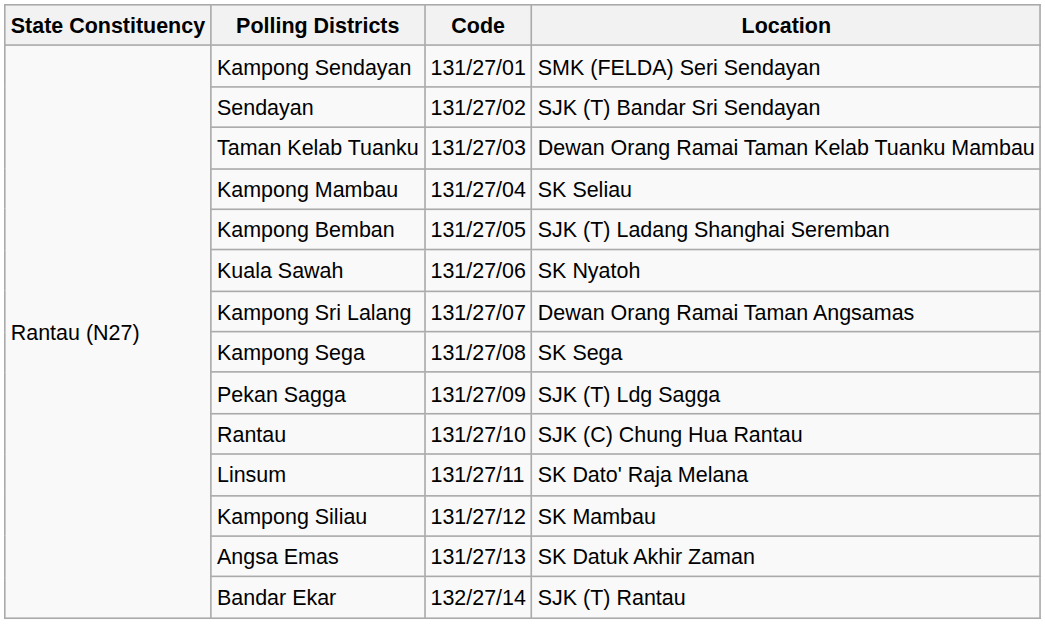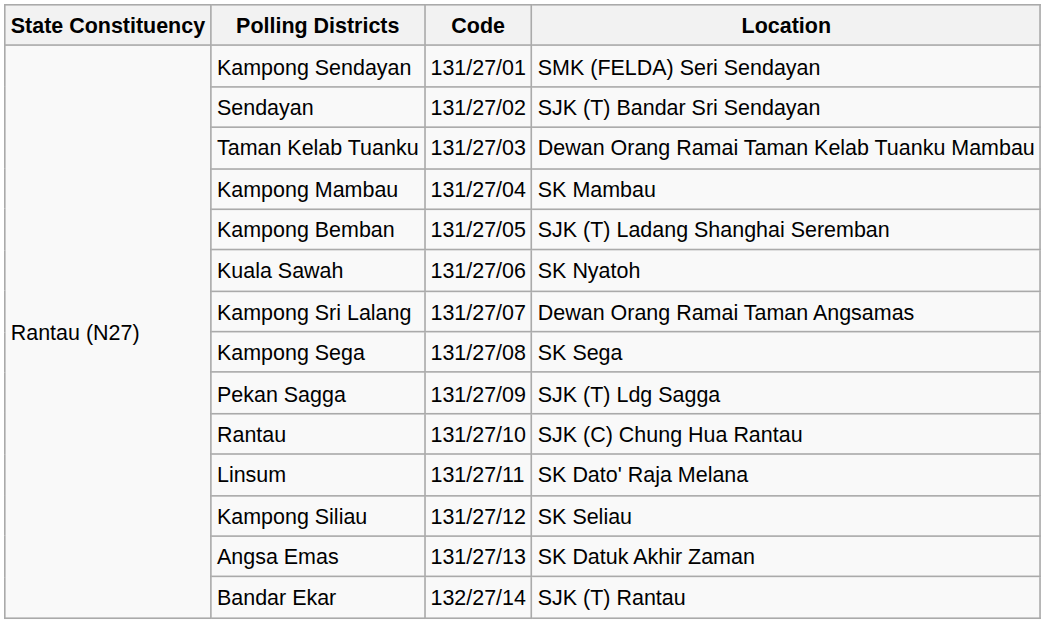(585, 189) SK Seliau -> (597, 189) SK Mambau
(597, 516) SK Mambau -> (585, 516) SK Seliau
